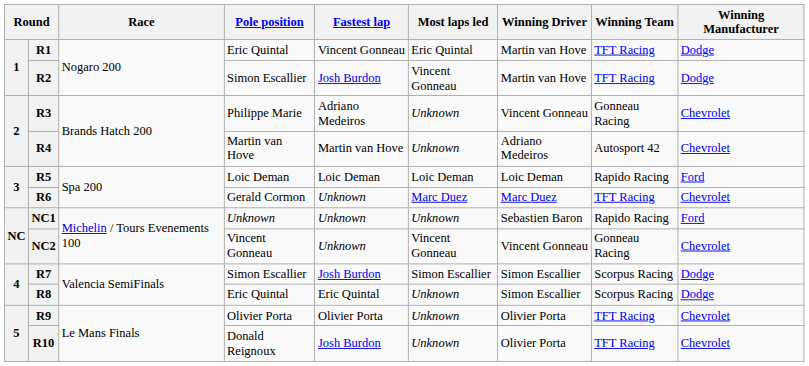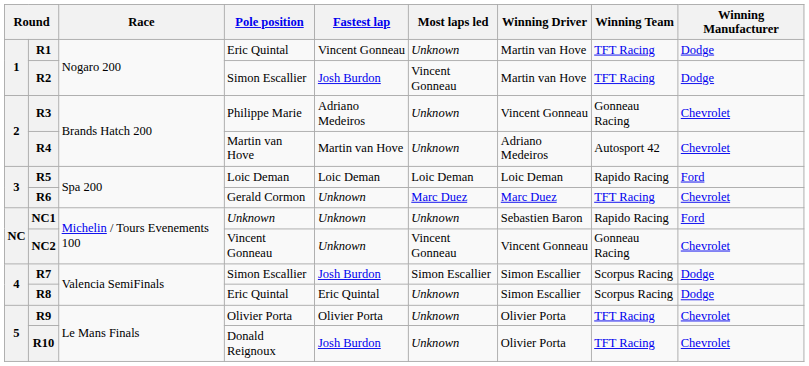(442, 49) Eric Quintal -> (435, 49) Unknown
